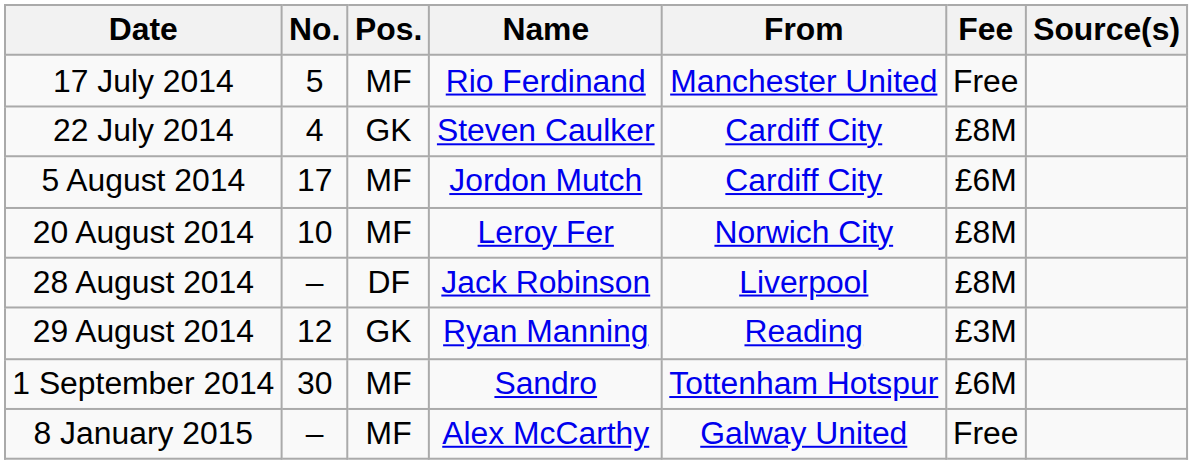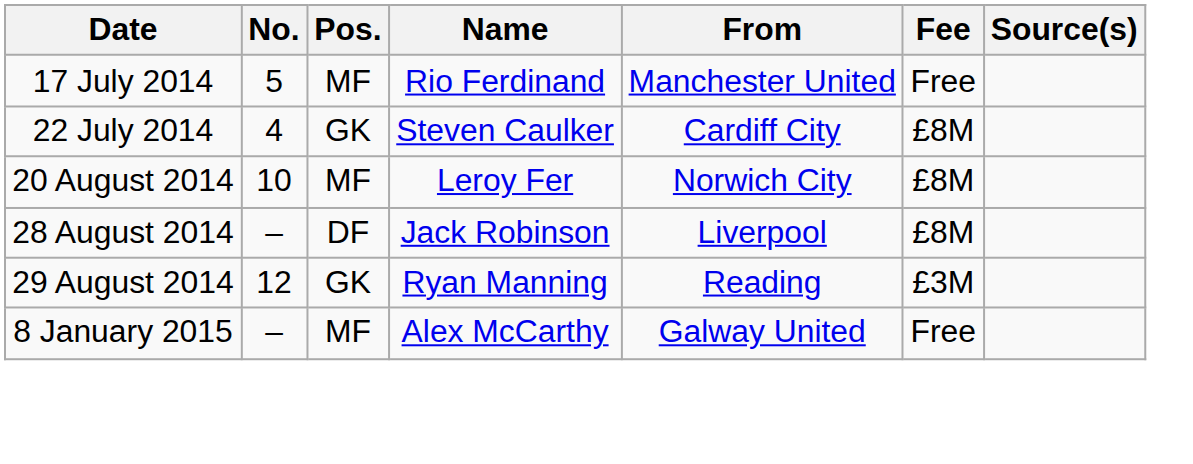- row: (143, 181)
- row: (143, 383)
